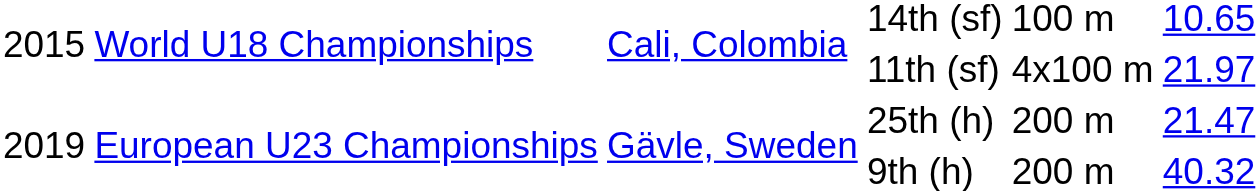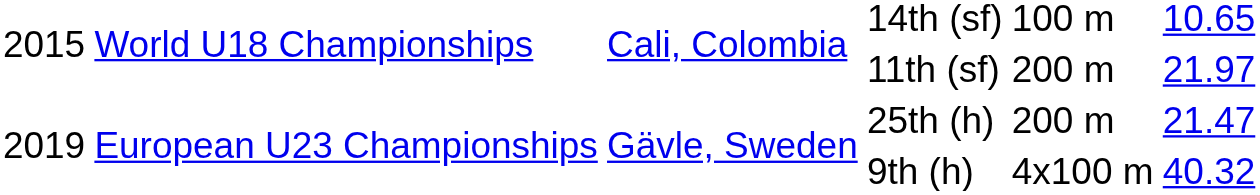(1083, 69) 4x100 m -> (1063, 69) 200 m
(1063, 171) 200 m -> (1083, 171) 4x100 m
